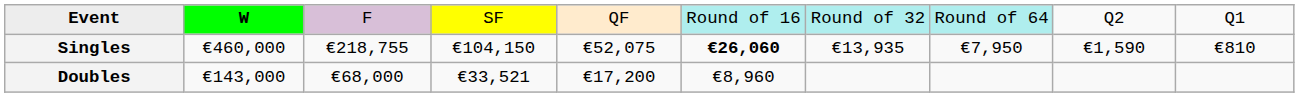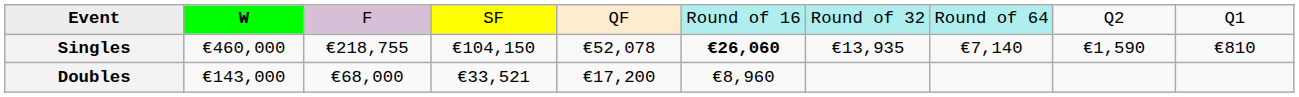(619, 48) €52,075 -> (619, 48) €52,078
(991, 48) €7,950 -> (991, 48) €7,140
